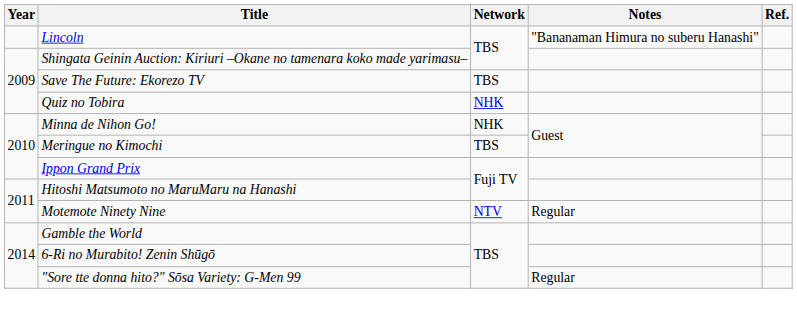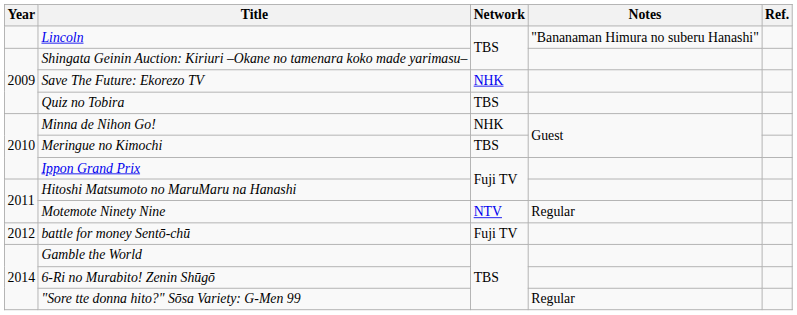(486, 80) TBS -> (489, 80) NHK
(489, 102) NHK -> (486, 102) TBS
+ row: (116, 233)
